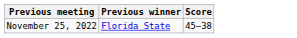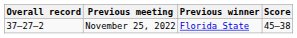+ column: (44, 12)
